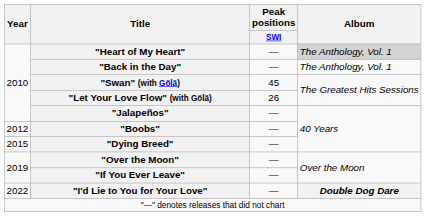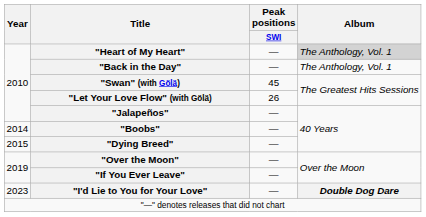(17, 129) 2012 -> (17, 129) 2014
(17, 191) 2022 -> (17, 191) 2023
